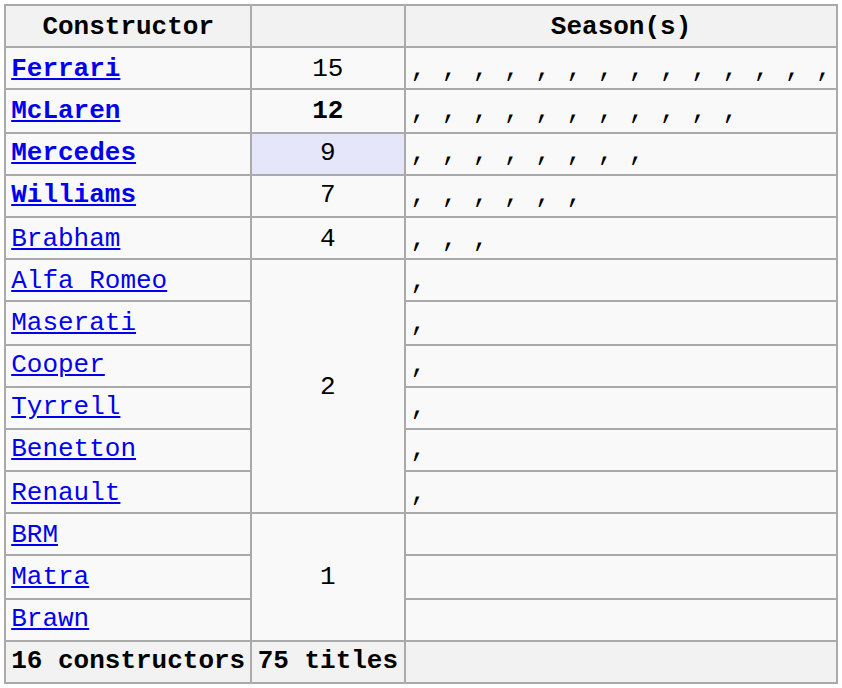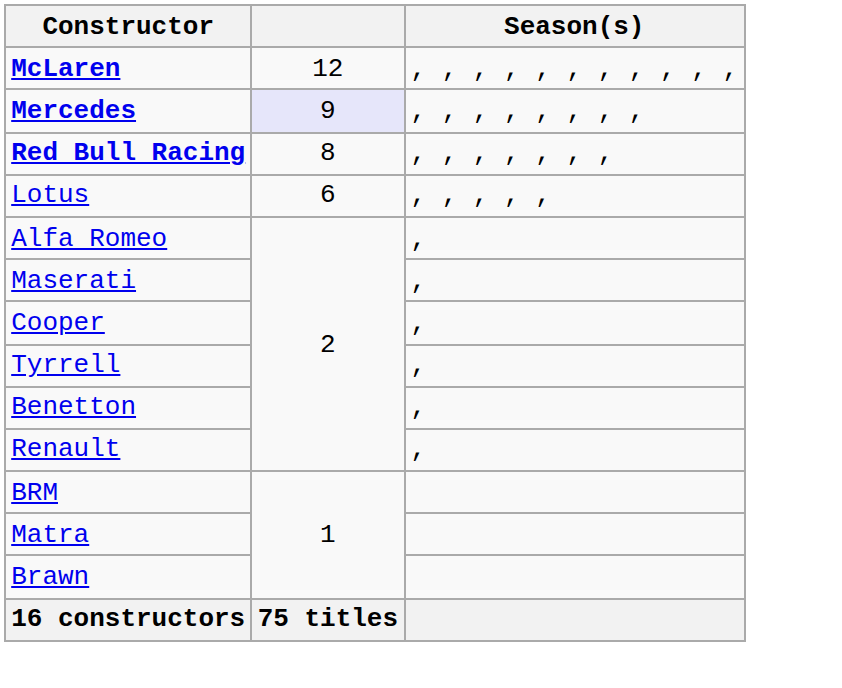- row: (66, 69)
(328, 111) bold -> (328, 69) normal
+ row: (128, 153)
- row: (74, 196)
+ row: (50, 196)
- row: (66, 238)
